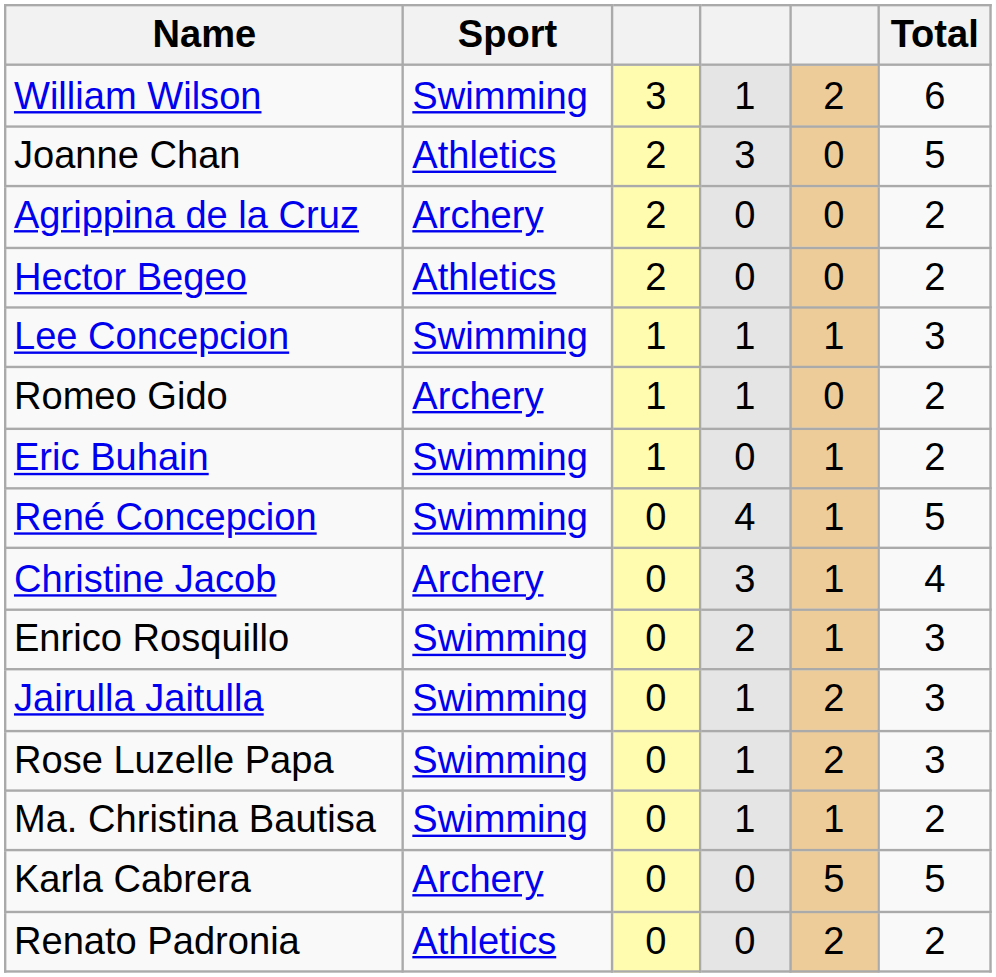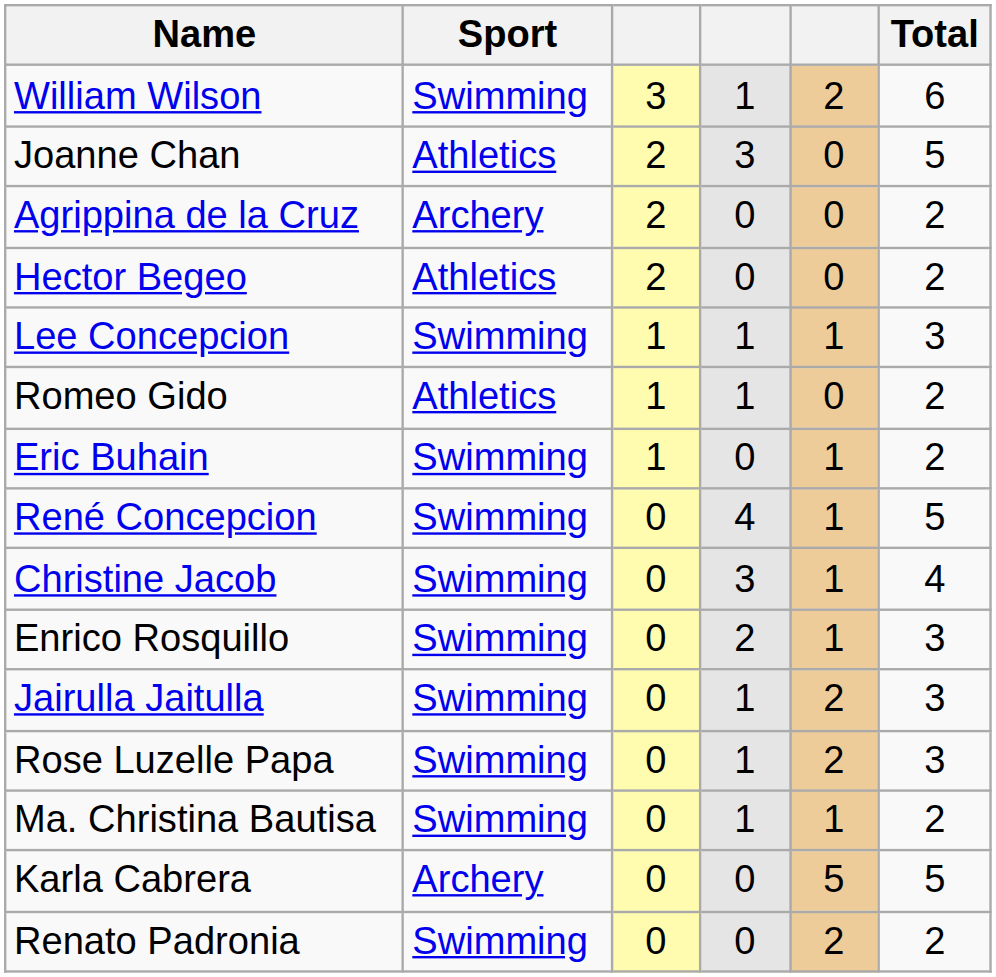(478, 397) Archery -> (484, 397) Athletics
(478, 578) Archery -> (500, 578) Swimming
(484, 940) Athletics -> (500, 940) Swimming
